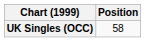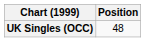(118, 28) 58 -> (118, 28) 48
